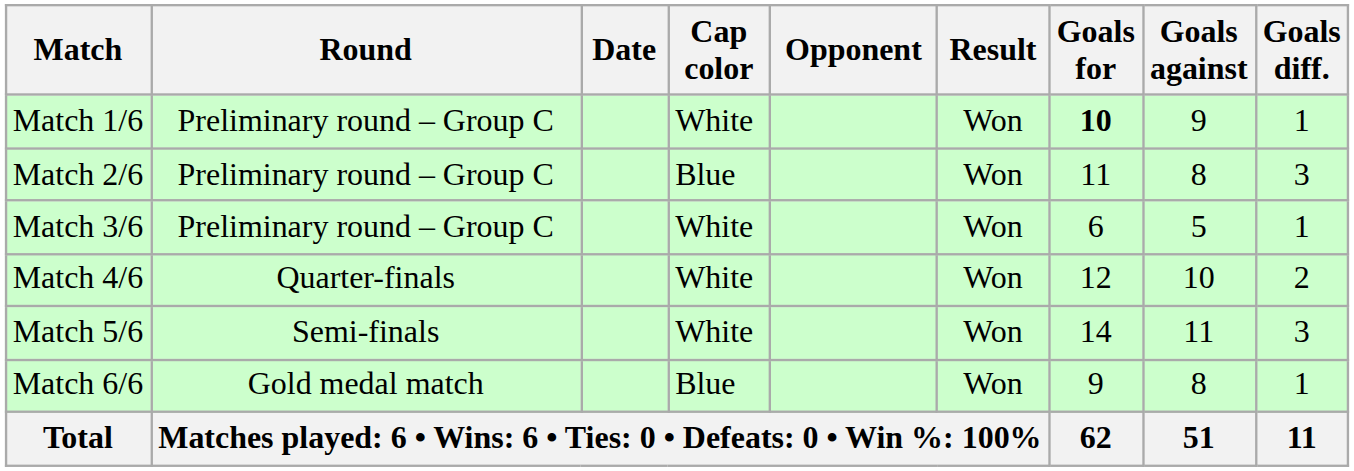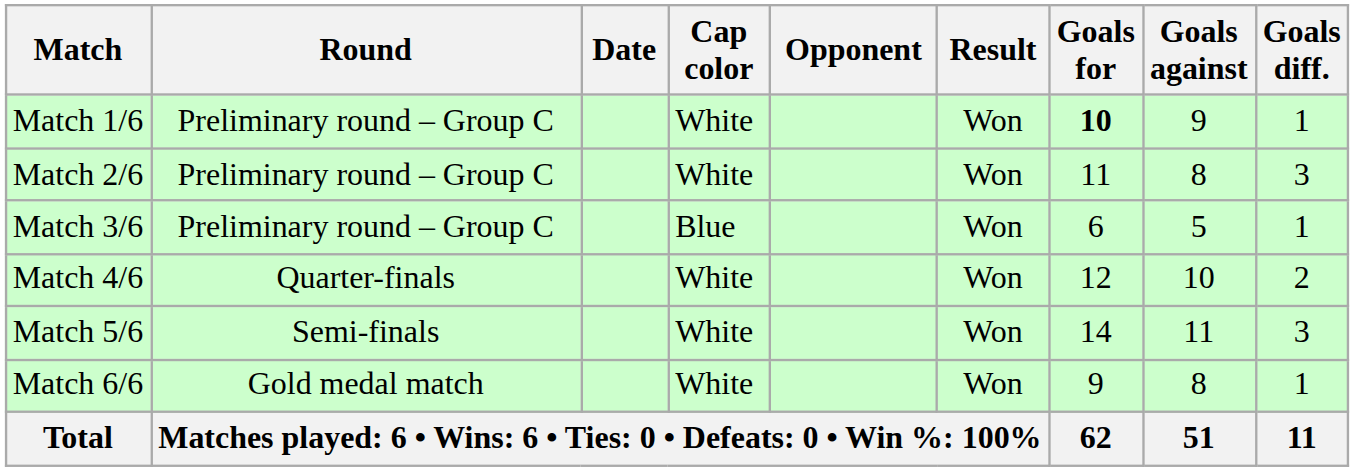(705, 173) Blue -> (714, 173) White
(714, 226) White -> (705, 226) Blue
(705, 384) Blue -> (714, 384) White
